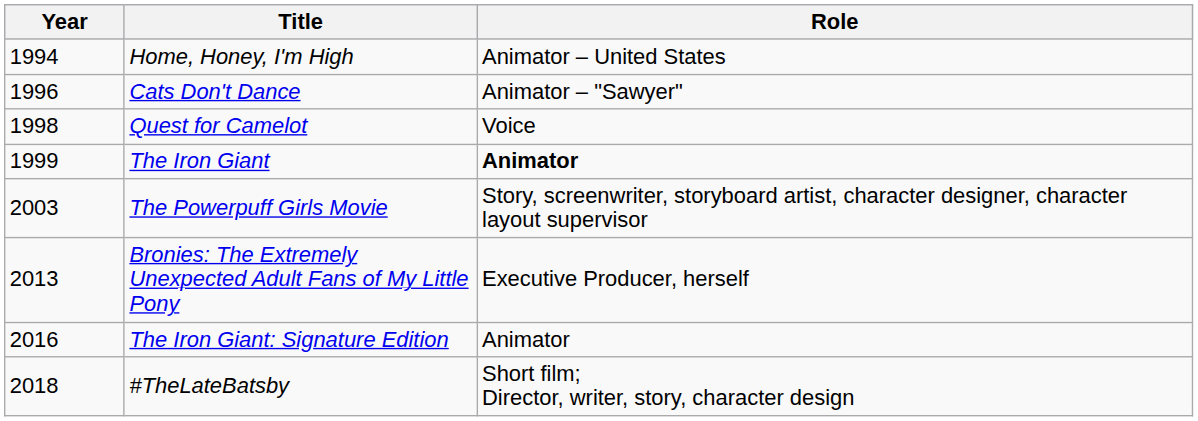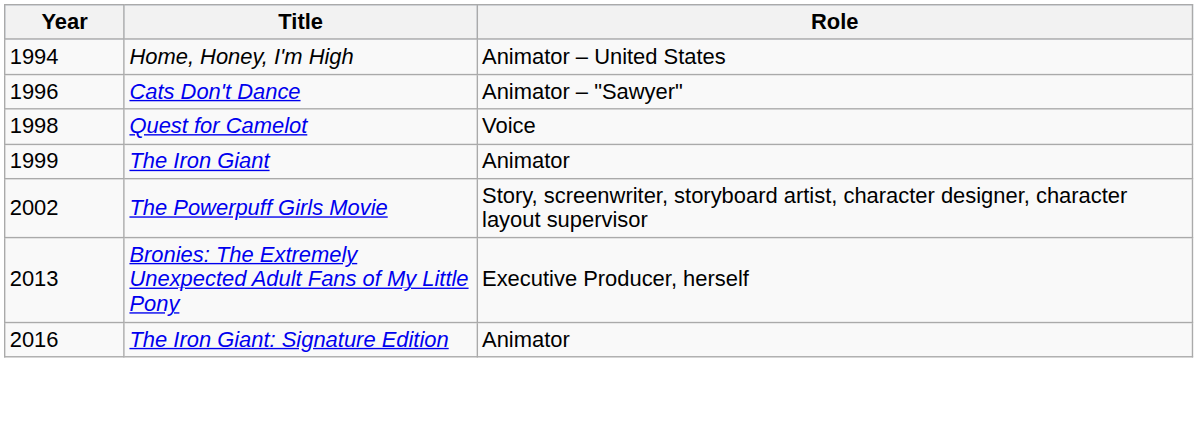(530, 160) bold -> (526, 160) normal
(34, 208) 2003 -> (34, 208) 2002
- row: (209, 386)
